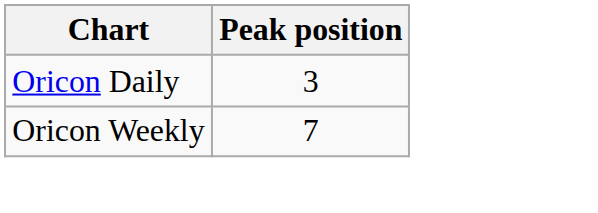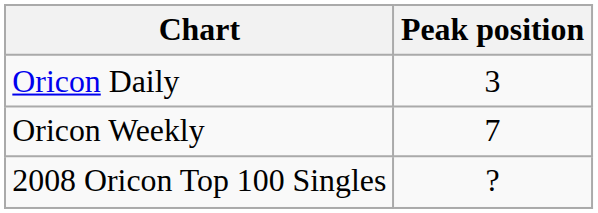+ row: (199, 181)
